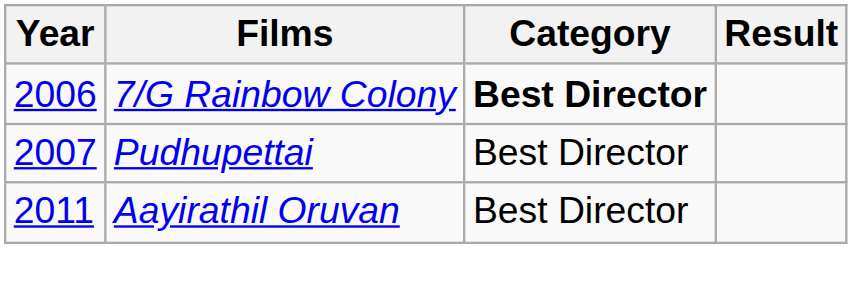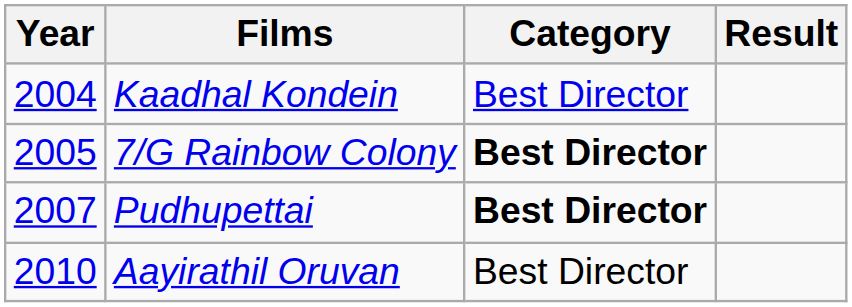+ row: (256, 93)
(55, 93) 2006 -> (55, 152) 2005
(581, 152) normal -> (590, 211) bold
(54, 211) 2011 -> (55, 270) 2010
